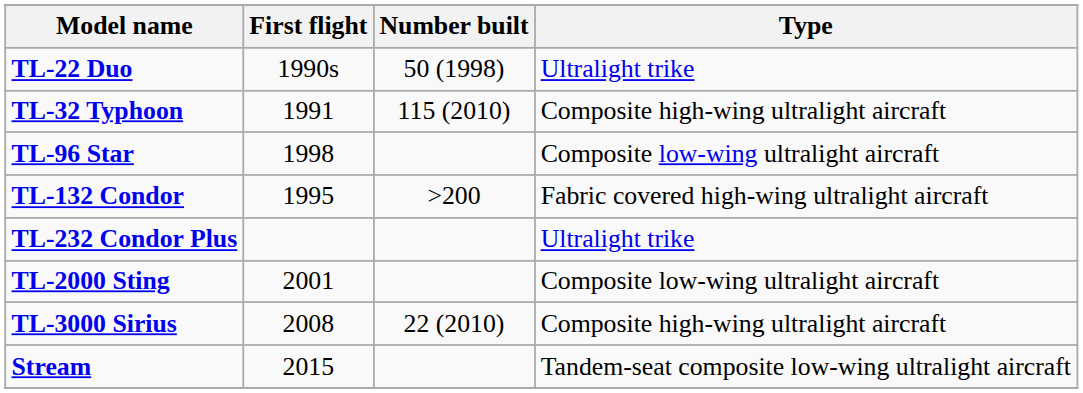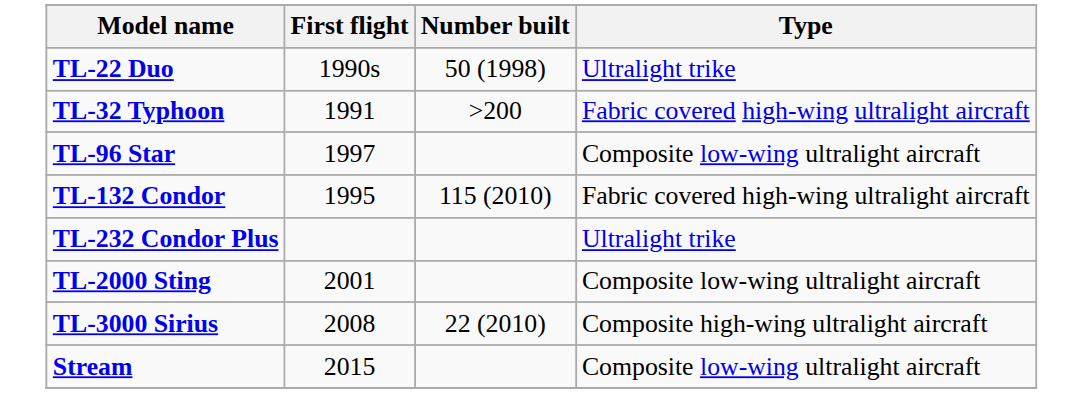(454, 110) 115 (2010) -> (495, 110) >200
(743, 110) Composite high-wing ultralight aircraft -> (806, 110) Fabric covered high-wing ultralight aircraft
(308, 153) 1998 -> (350, 153) 1997
(454, 195) >200 -> (495, 195) 115 (2010)
(806, 365) Tandem-seat composite low-wing ultralight aircraft -> (781, 365) Composite low-wing ultralight aircraft
